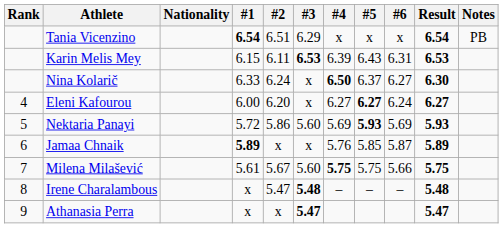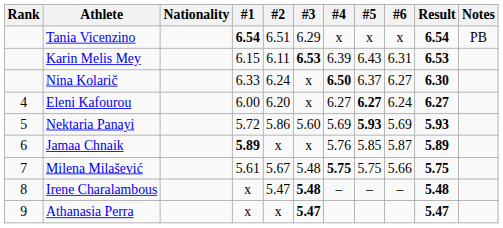(309, 168) 5.60 -> (309, 168) 5.48
